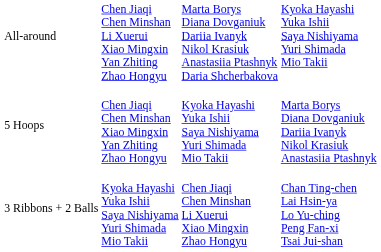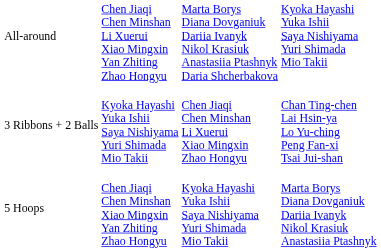rows swapped: (24, 125) <-> (51, 208)
